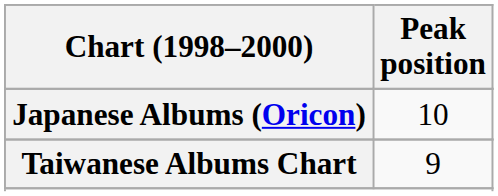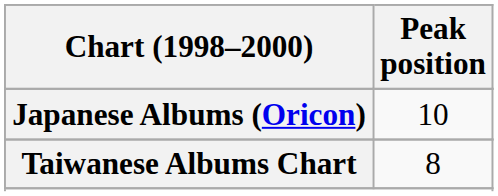(433, 163) 9 -> (433, 163) 8
